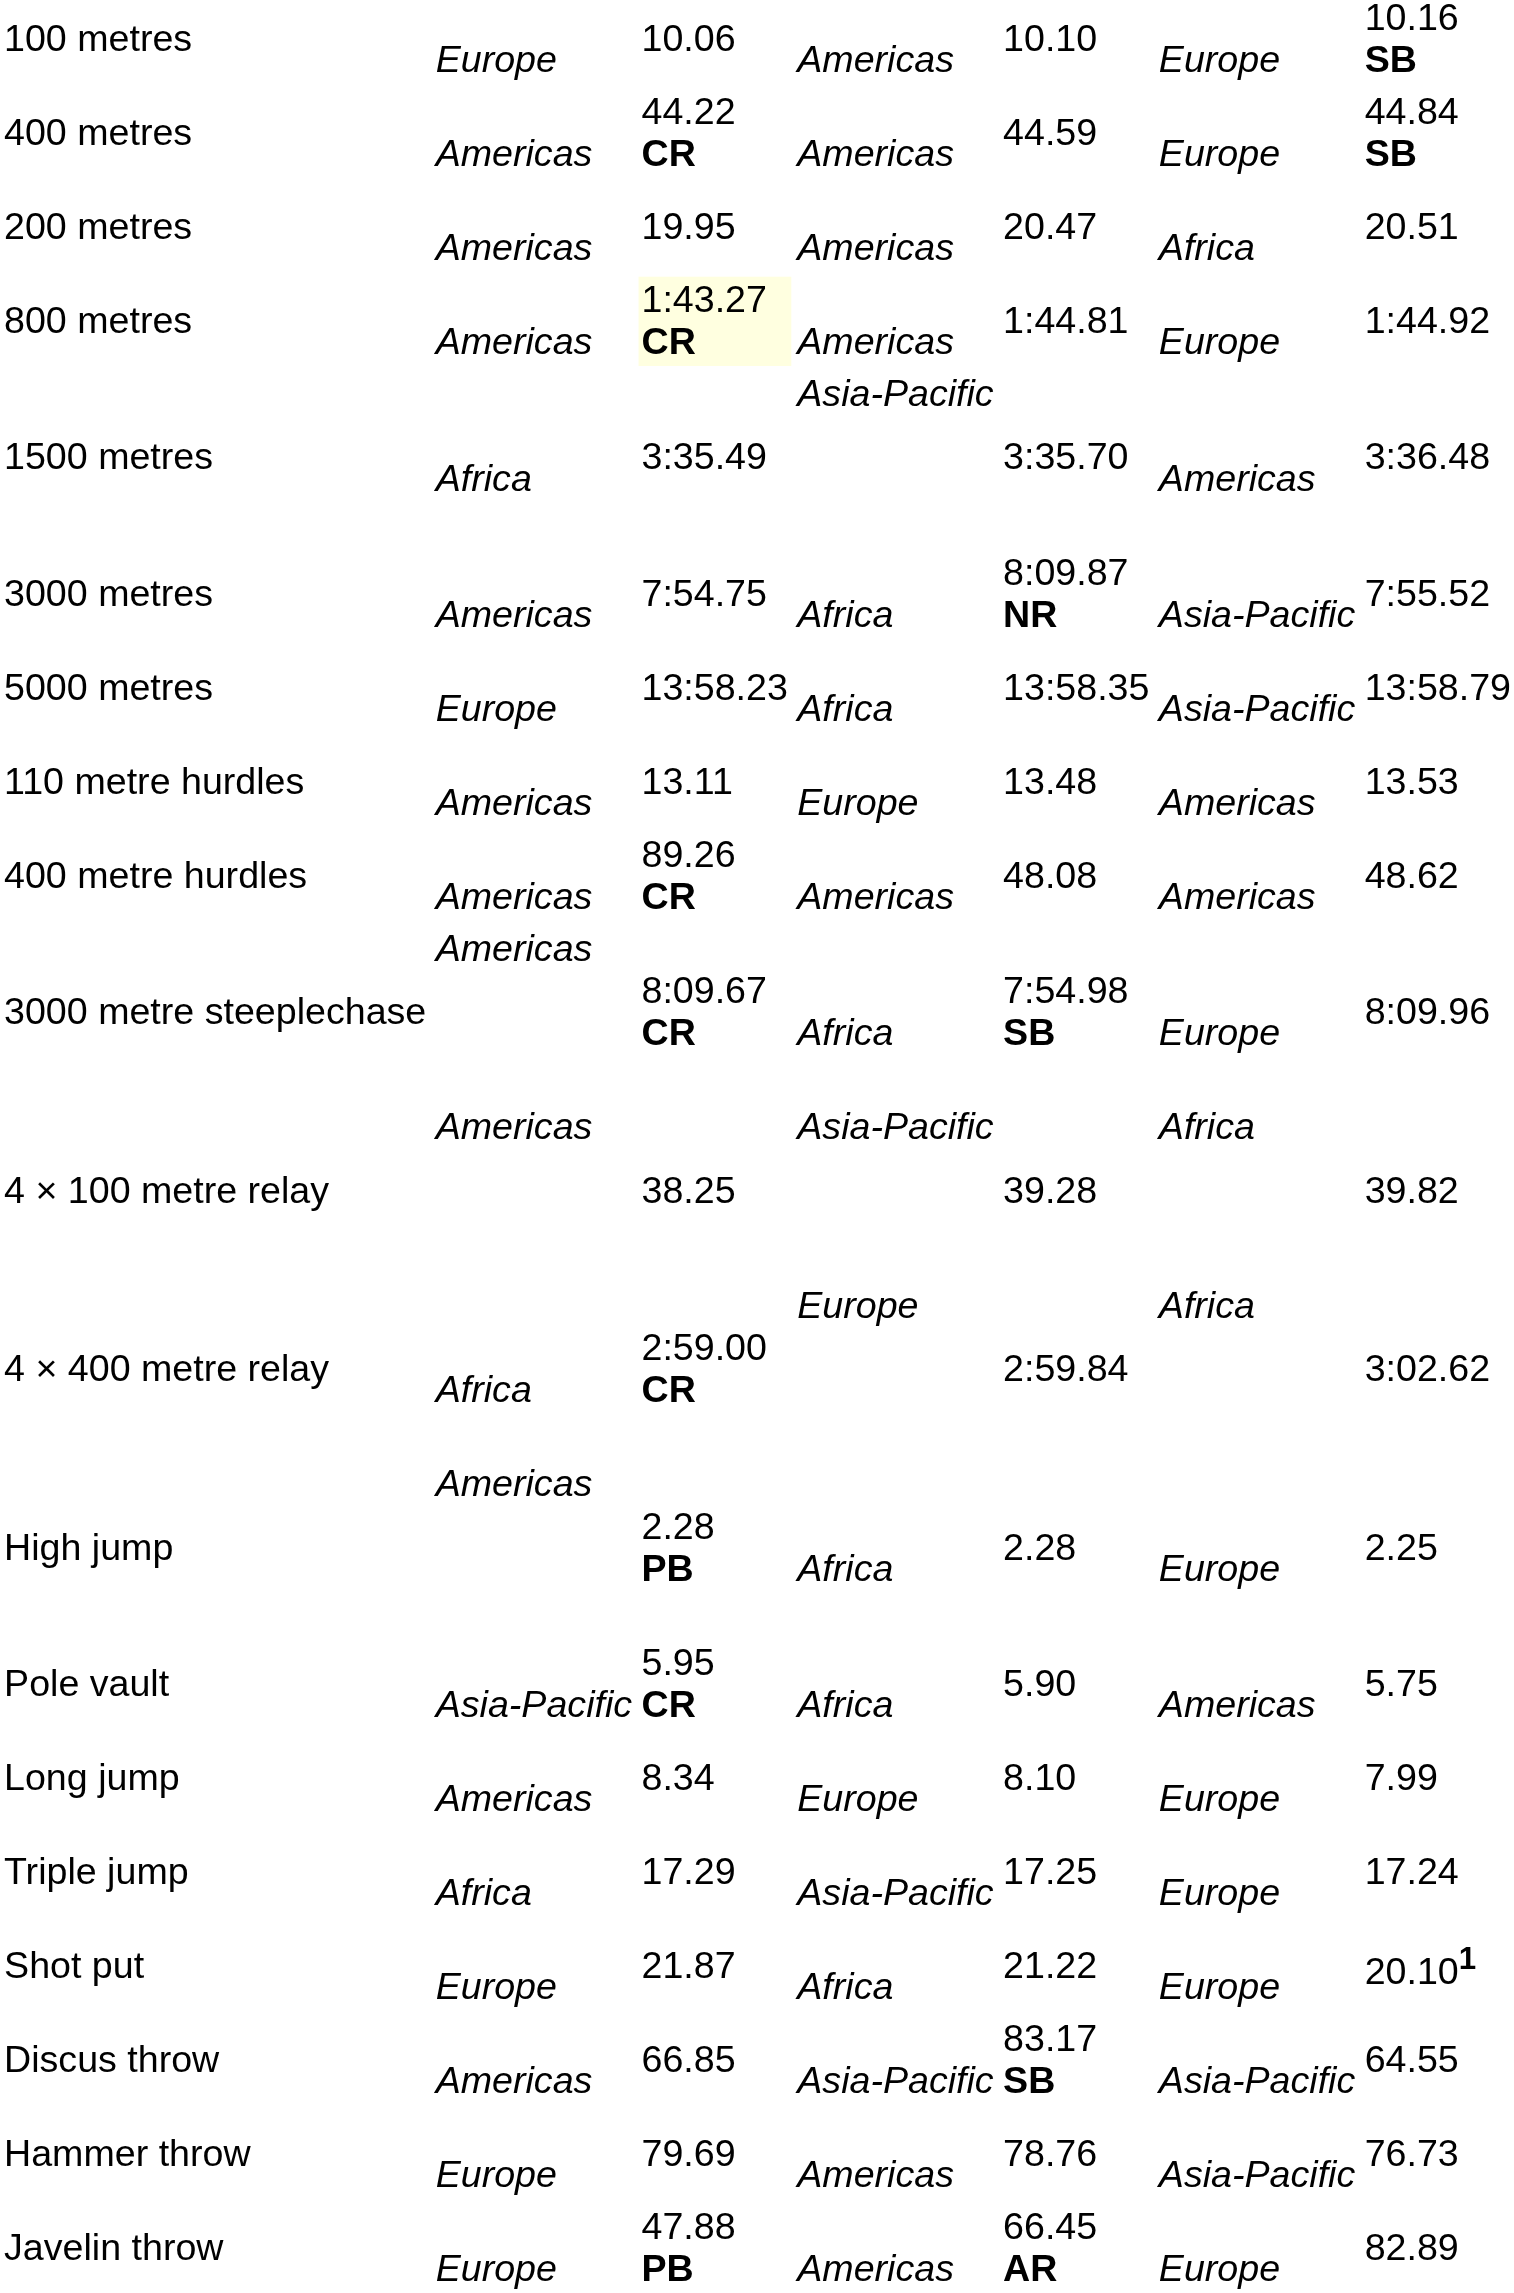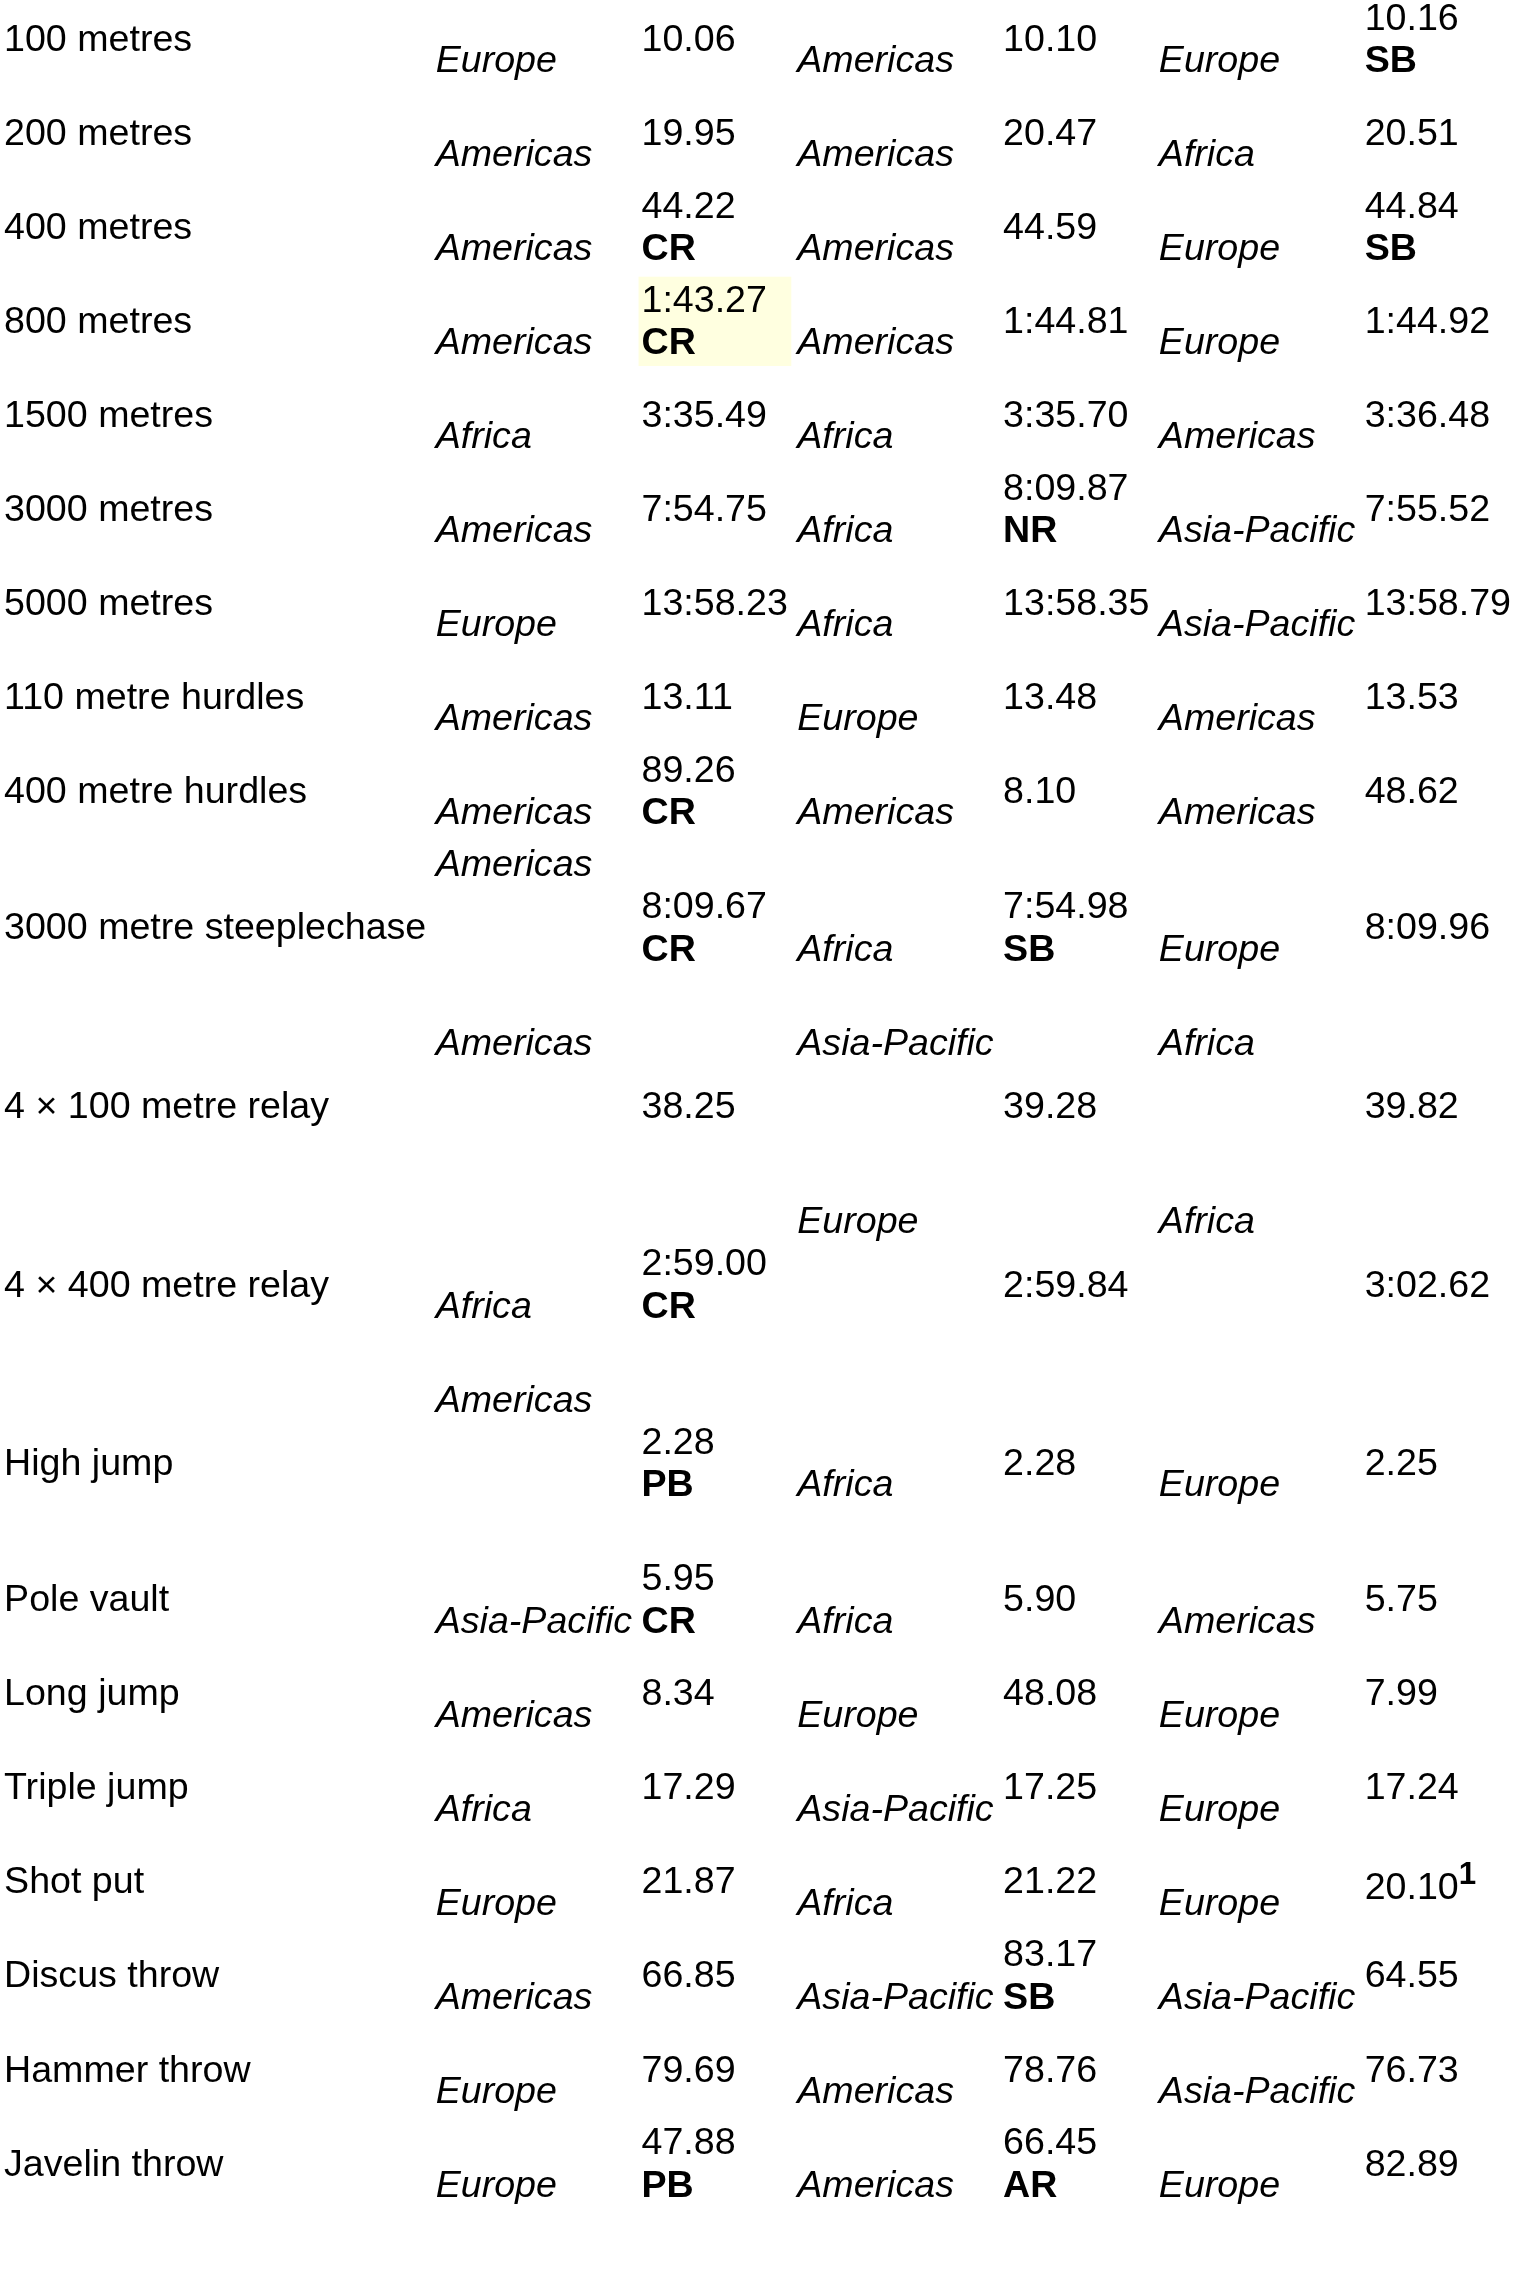rows swapped: (98, 226) <-> (98, 132)
(895, 393) Asia-Pacific -> (845, 435) Africa
(1050, 875) 48.08 -> (1040, 790) 8.10
(1040, 1777) 8.10 -> (1050, 1693) 48.08
